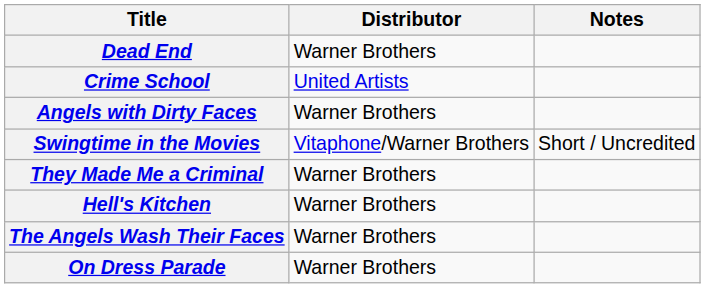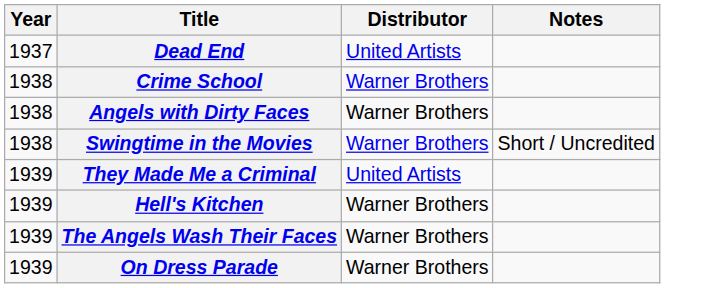+ column: (31, 19)
(365, 50) Warner Brothers -> (404, 50) United Artists
(351, 81) United Artists -> (417, 81) Warner Brothers
(411, 143) Vitaphone/Warner Brothers -> (417, 143) Warner Brothers
(365, 174) Warner Brothers -> (404, 174) United Artists
